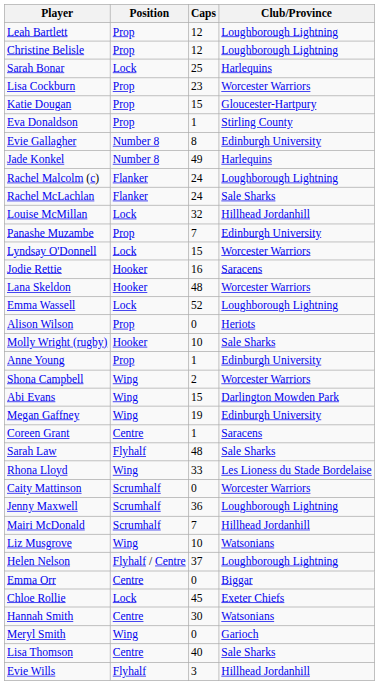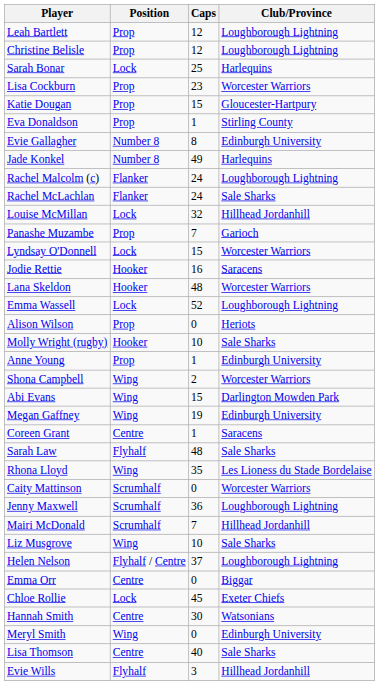(271, 232) Edinburgh University -> (240, 232) Garioch
(197, 470) 33 -> (197, 470) 35
(248, 543) Watsonians -> (248, 543) Sale Sharks
(240, 634) Garioch -> (271, 634) Edinburgh University
